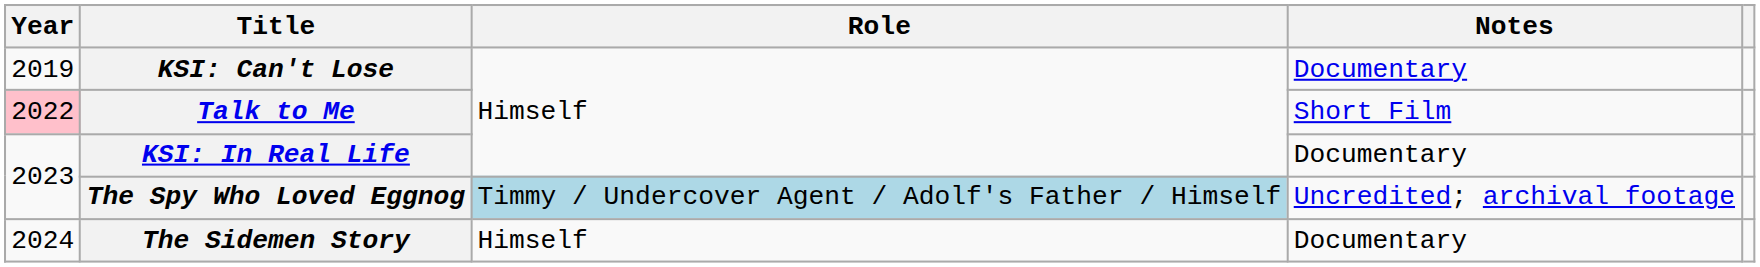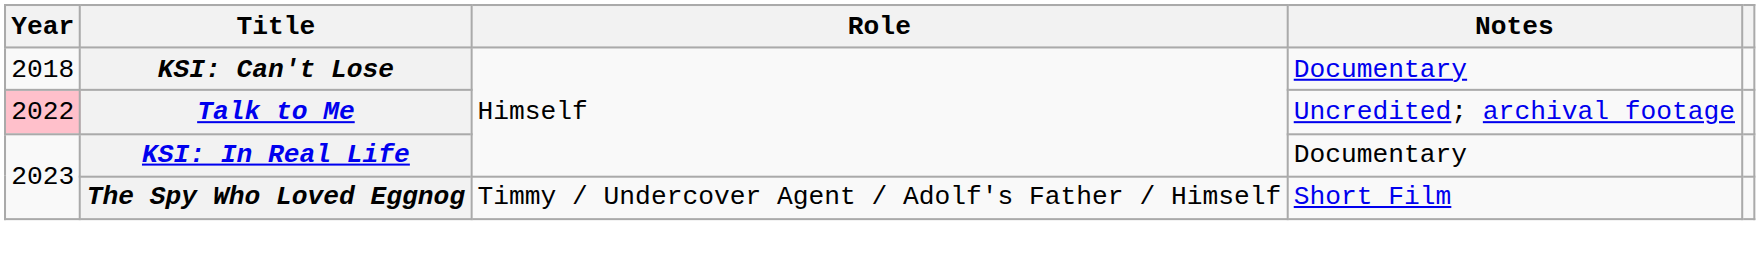(43, 69) 2019 -> (43, 69) 2018
(1373, 112) Short Film -> (1514, 112) Uncredited; archival footage
(879, 198) lightblue background -> (879, 198) no background
(1514, 198) Uncredited; archival footage -> (1373, 198) Short Film
- row: (276, 240)
